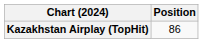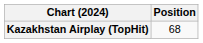(175, 30) 86 -> (175, 30) 68
